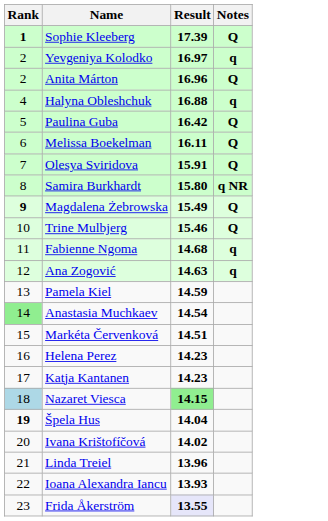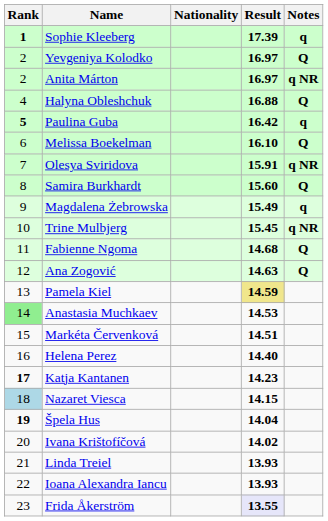+ column: (206, 15)
(233, 36) Q -> (303, 36) q
(233, 57) q -> (303, 57) Q
(192, 79) 16.96 -> (263, 79) 16.97
(233, 79) Q -> (303, 79) q NR
(233, 100) q -> (303, 100) Q
(23, 121) normal -> (23, 121) bold
(233, 121) Q -> (303, 121) q
(192, 143) 16.11 -> (263, 143) 16.10
(233, 164) Q -> (303, 164) q NR
(192, 185) 15.80 -> (263, 185) 15.60
(233, 185) q NR -> (303, 185) Q
(23, 206) bold -> (23, 206) normal
(233, 206) Q -> (303, 206) q
(192, 228) 15.46 -> (263, 228) 15.45
(233, 228) Q -> (303, 228) q NR
(233, 249) q -> (303, 249) Q
(233, 270) q -> (303, 270) Q
(192, 292) no background -> (263, 292) khaki background
(192, 313) 14.54 -> (263, 313) 14.53
(192, 356) 14.23 -> (263, 356) 14.40
(23, 377) normal -> (23, 377) bold
(192, 398) lightgreen background -> (263, 398) no background
(192, 462) 13.96 -> (263, 462) 13.93
